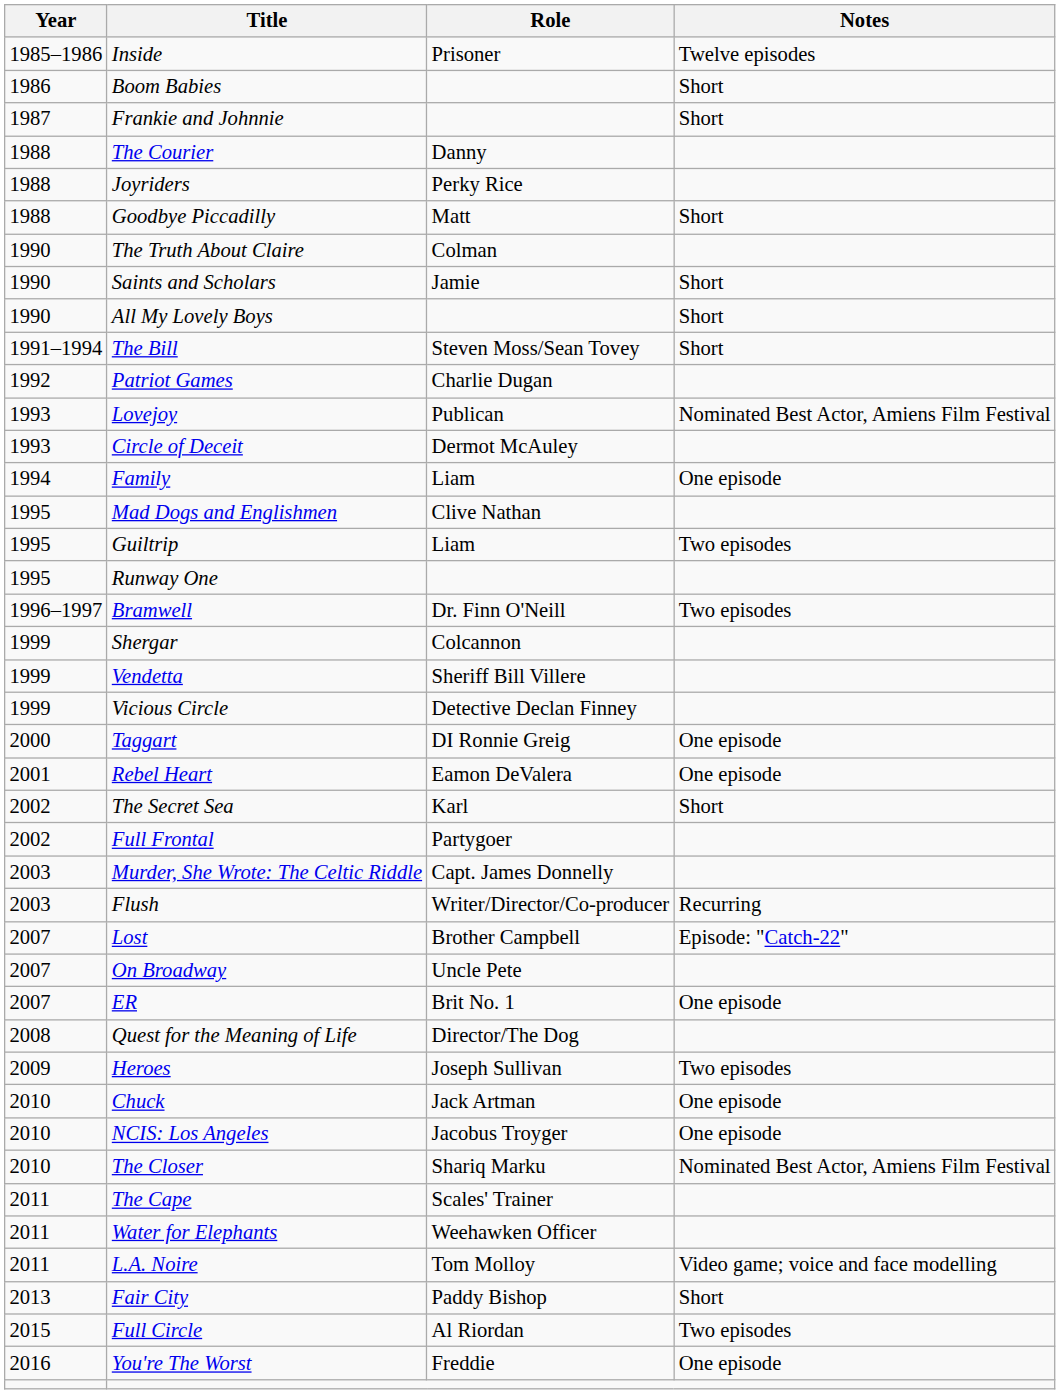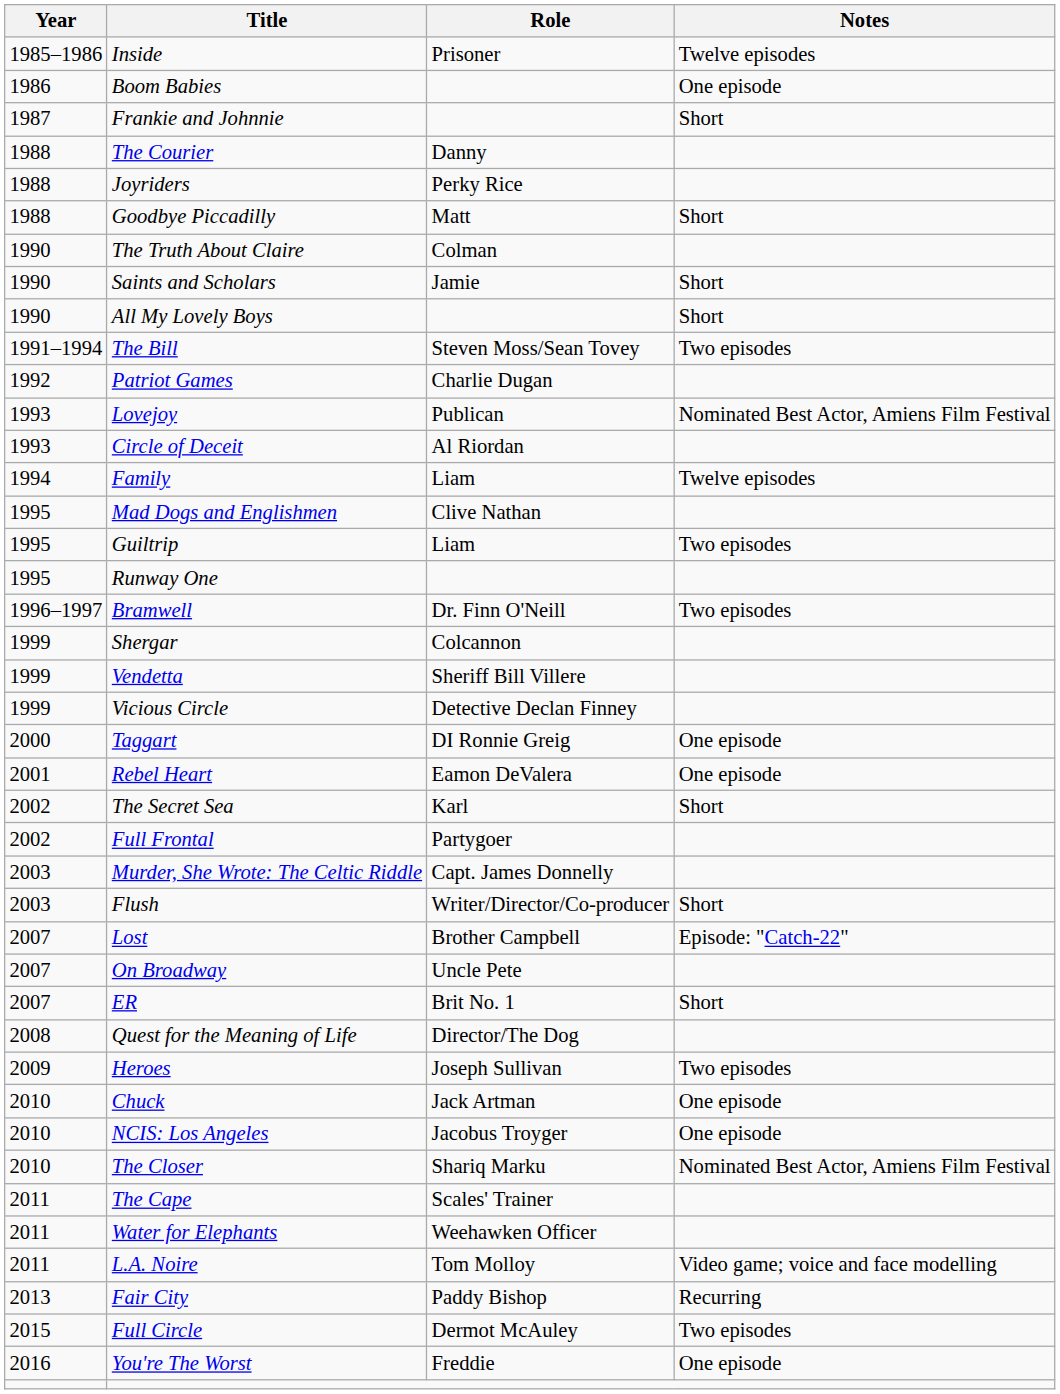(701, 86) Short -> (730, 86) One episode
(701, 348) Short -> (735, 348) Two episodes
(505, 446) Dermot McAuley -> (478, 446) Al Riordan
(730, 479) One episode -> (747, 479) Twelve episodes
(720, 904) Recurring -> (701, 904) Short
(730, 1002) One episode -> (701, 1002) Short
(701, 1297) Short -> (720, 1297) Recurring
(478, 1330) Al Riordan -> (505, 1330) Dermot McAuley
